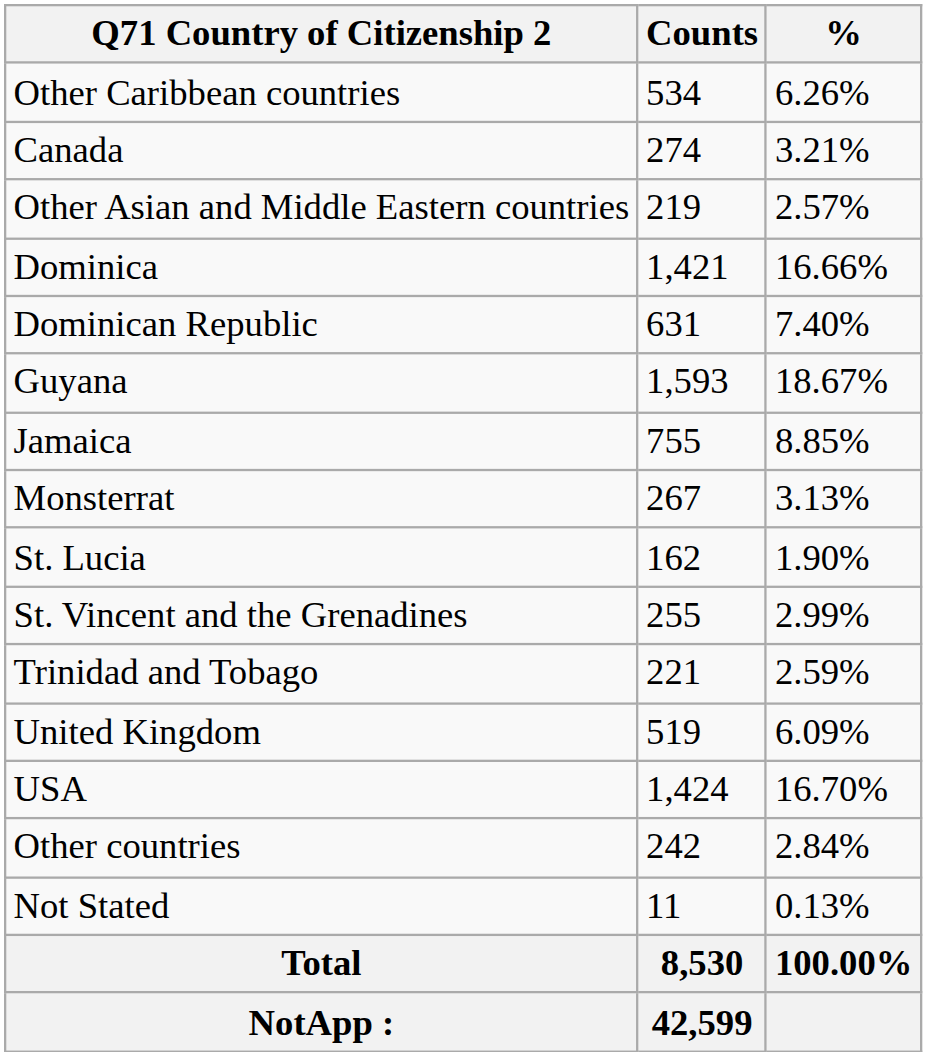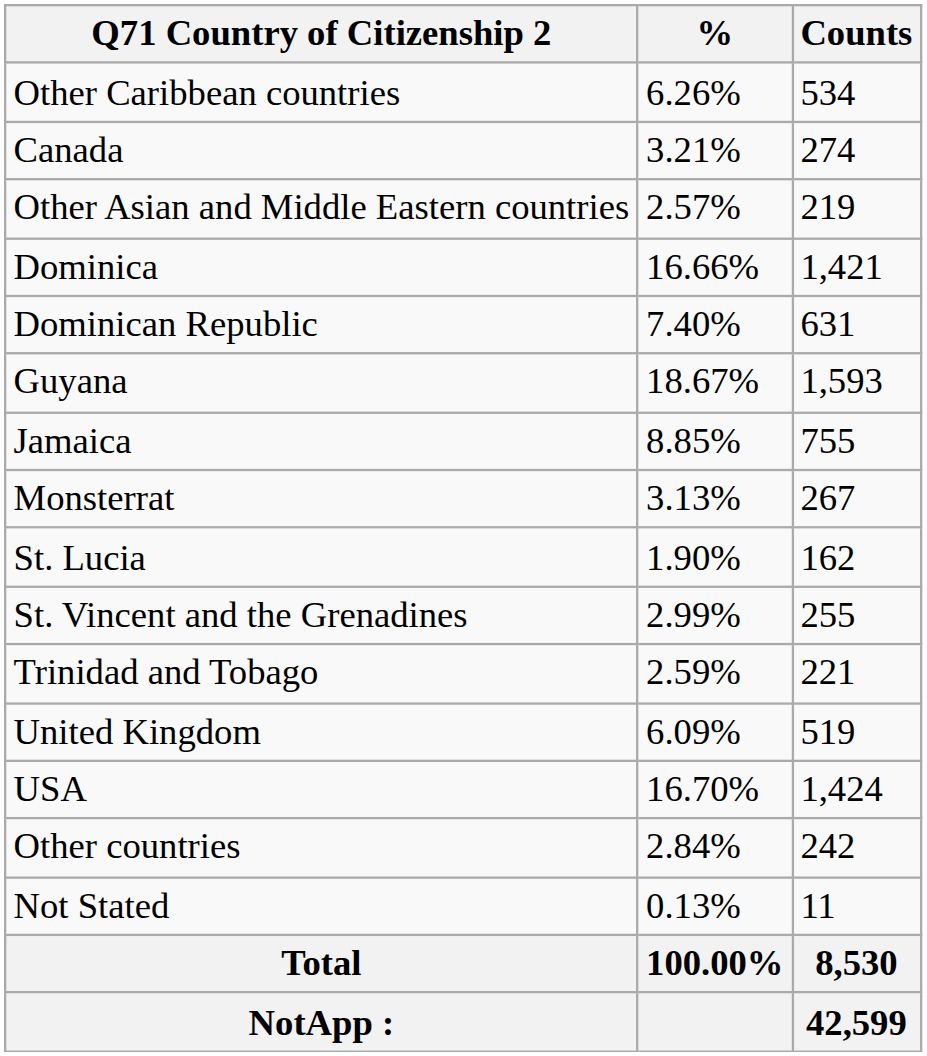columns swapped: (702, 33) <-> (844, 33)
